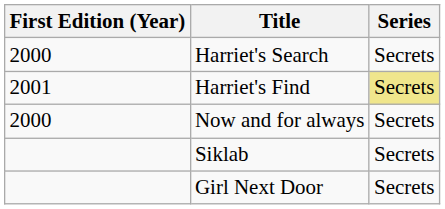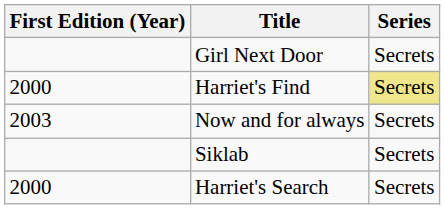rows swapped: (262, 54) <-> (259, 187)
(30, 87) 2001 -> (30, 87) 2000
(30, 120) 2000 -> (30, 120) 2003
